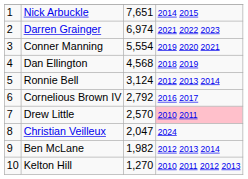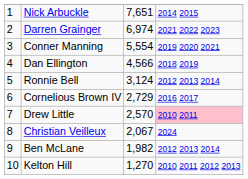(140, 64) 4,568 -> (140, 64) 4,566
(140, 98) 2,792 -> (140, 98) 2,729
(140, 132) 2,047 -> (140, 132) 2,067
